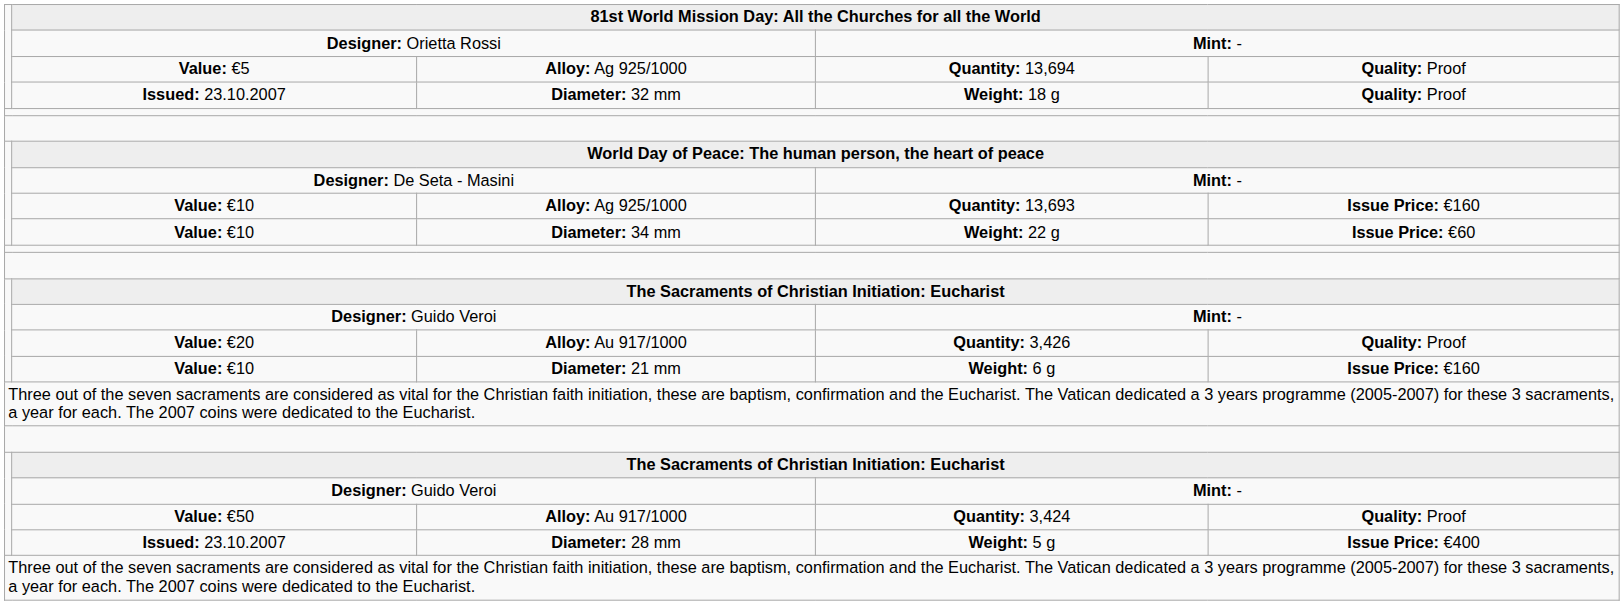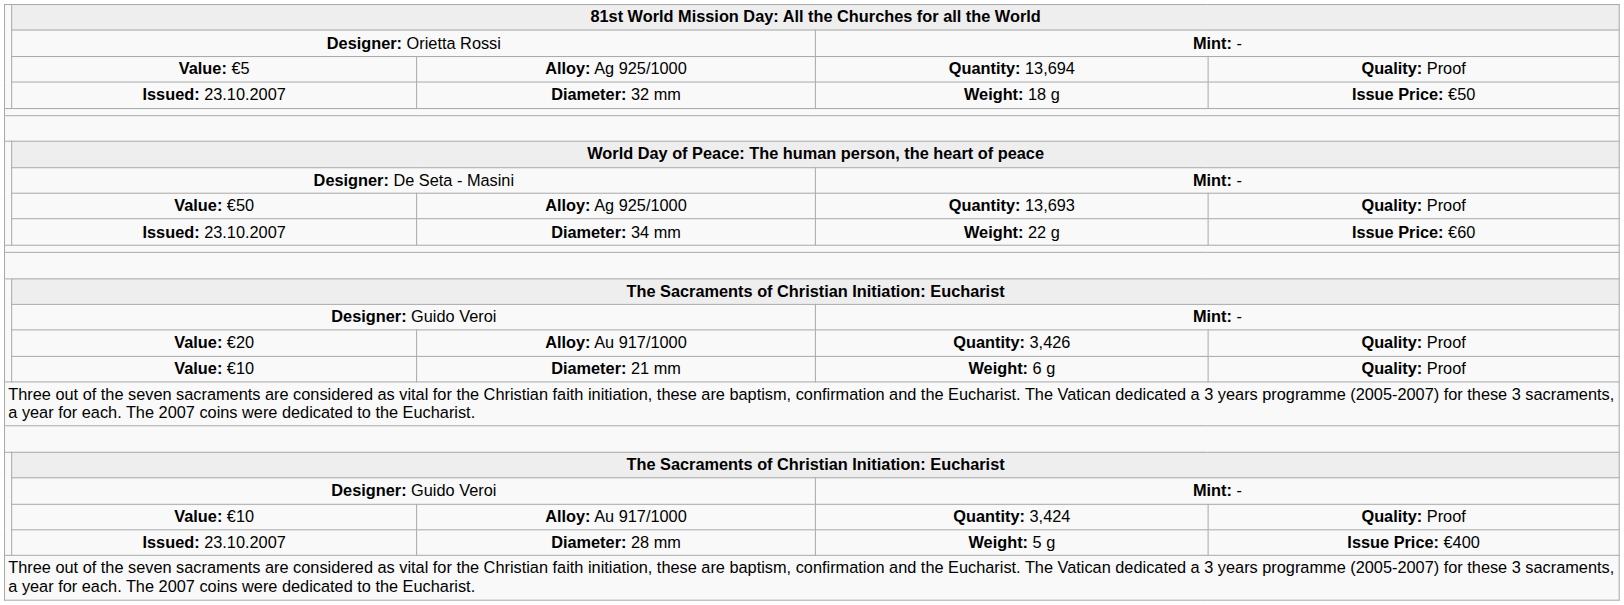(1414, 95) Quality: Proof -> (1414, 95) Issue Price: €50
(214, 206) Value: €10 -> (214, 206) Value: €50
(1414, 206) Issue Price: €160 -> (1414, 206) Quality: Proof
(214, 232) Value: €10 -> (214, 232) Issued: 23.10.2007
(1414, 368) Issue Price: €160 -> (1414, 368) Quality: Proof
(214, 516) Value: €50 -> (214, 516) Value: €10
